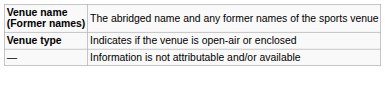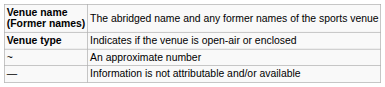+ row: (146, 57)
